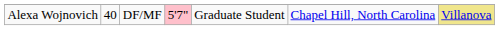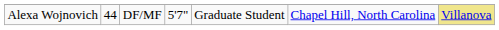(110, 14) 40 -> (110, 14) 44
(178, 14) pink background -> (178, 14) no background
